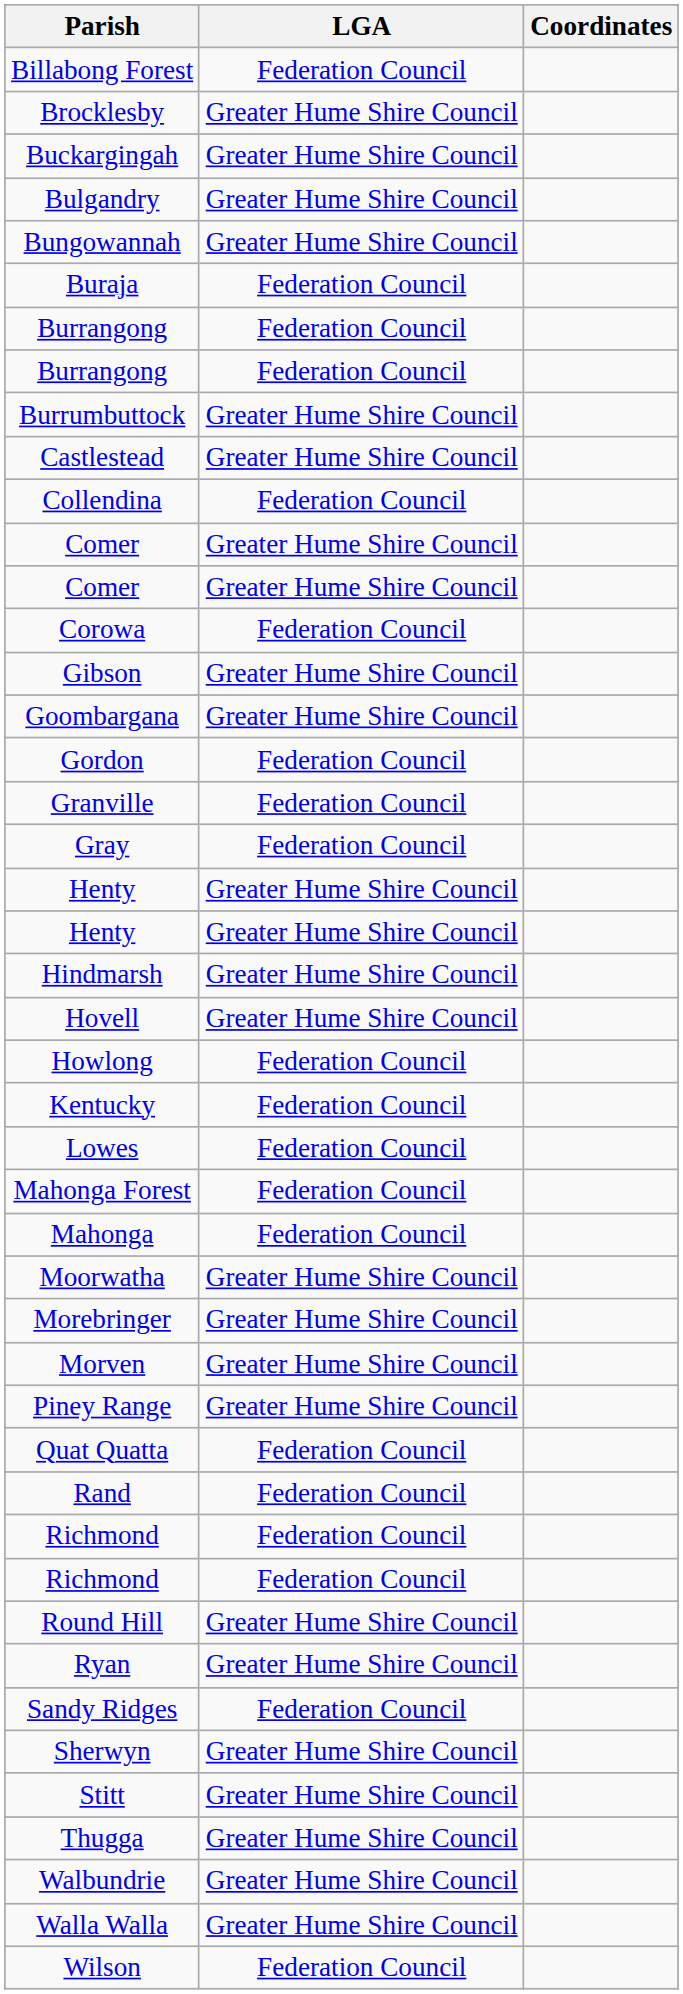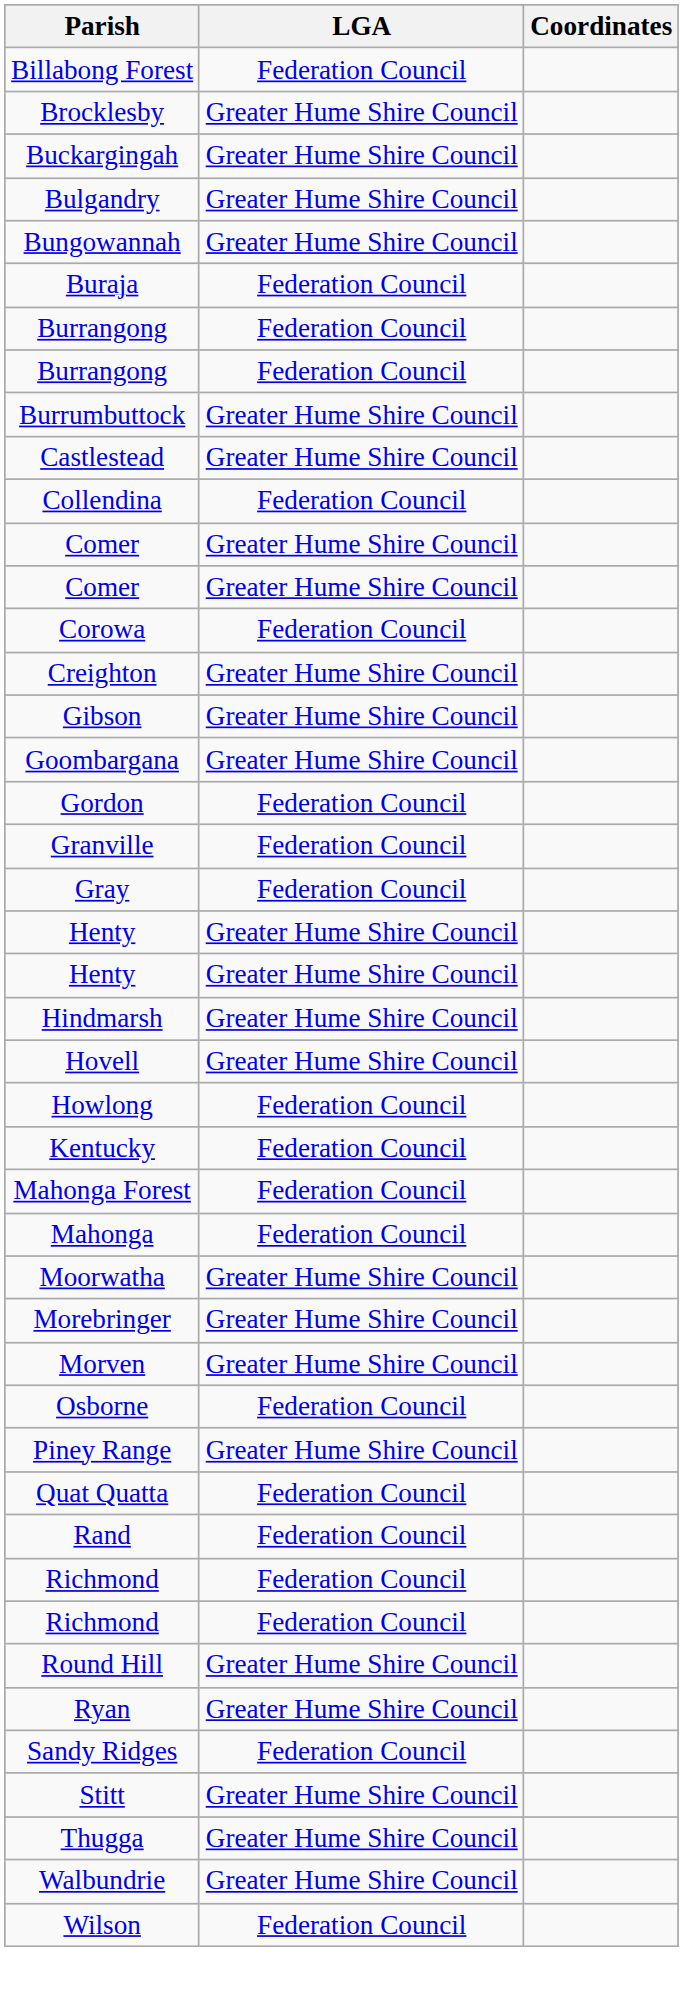+ row: (102, 673)
- row: (102, 1147)
+ row: (102, 1406)
- row: (102, 1751)
- row: (102, 1924)
